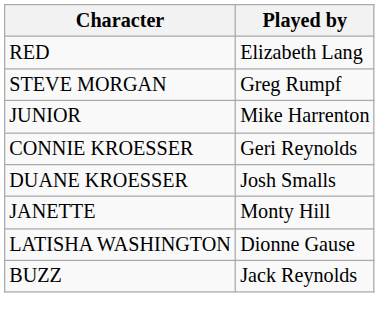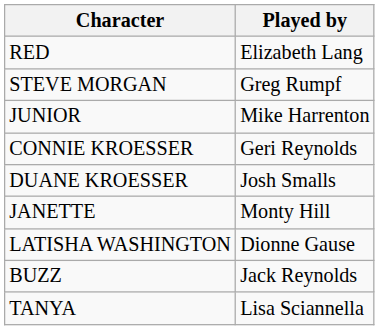+ row: (43, 308)
